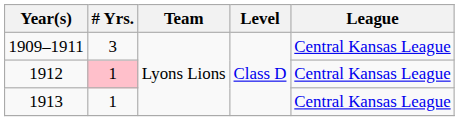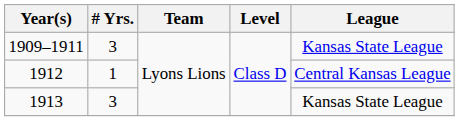(372, 46) Central Kansas League -> (372, 46) Kansas State League
(113, 74) pink background -> (113, 74) no background
(113, 102) 1 -> (113, 102) 3
(372, 102) Central Kansas League -> (372, 102) Kansas State League
